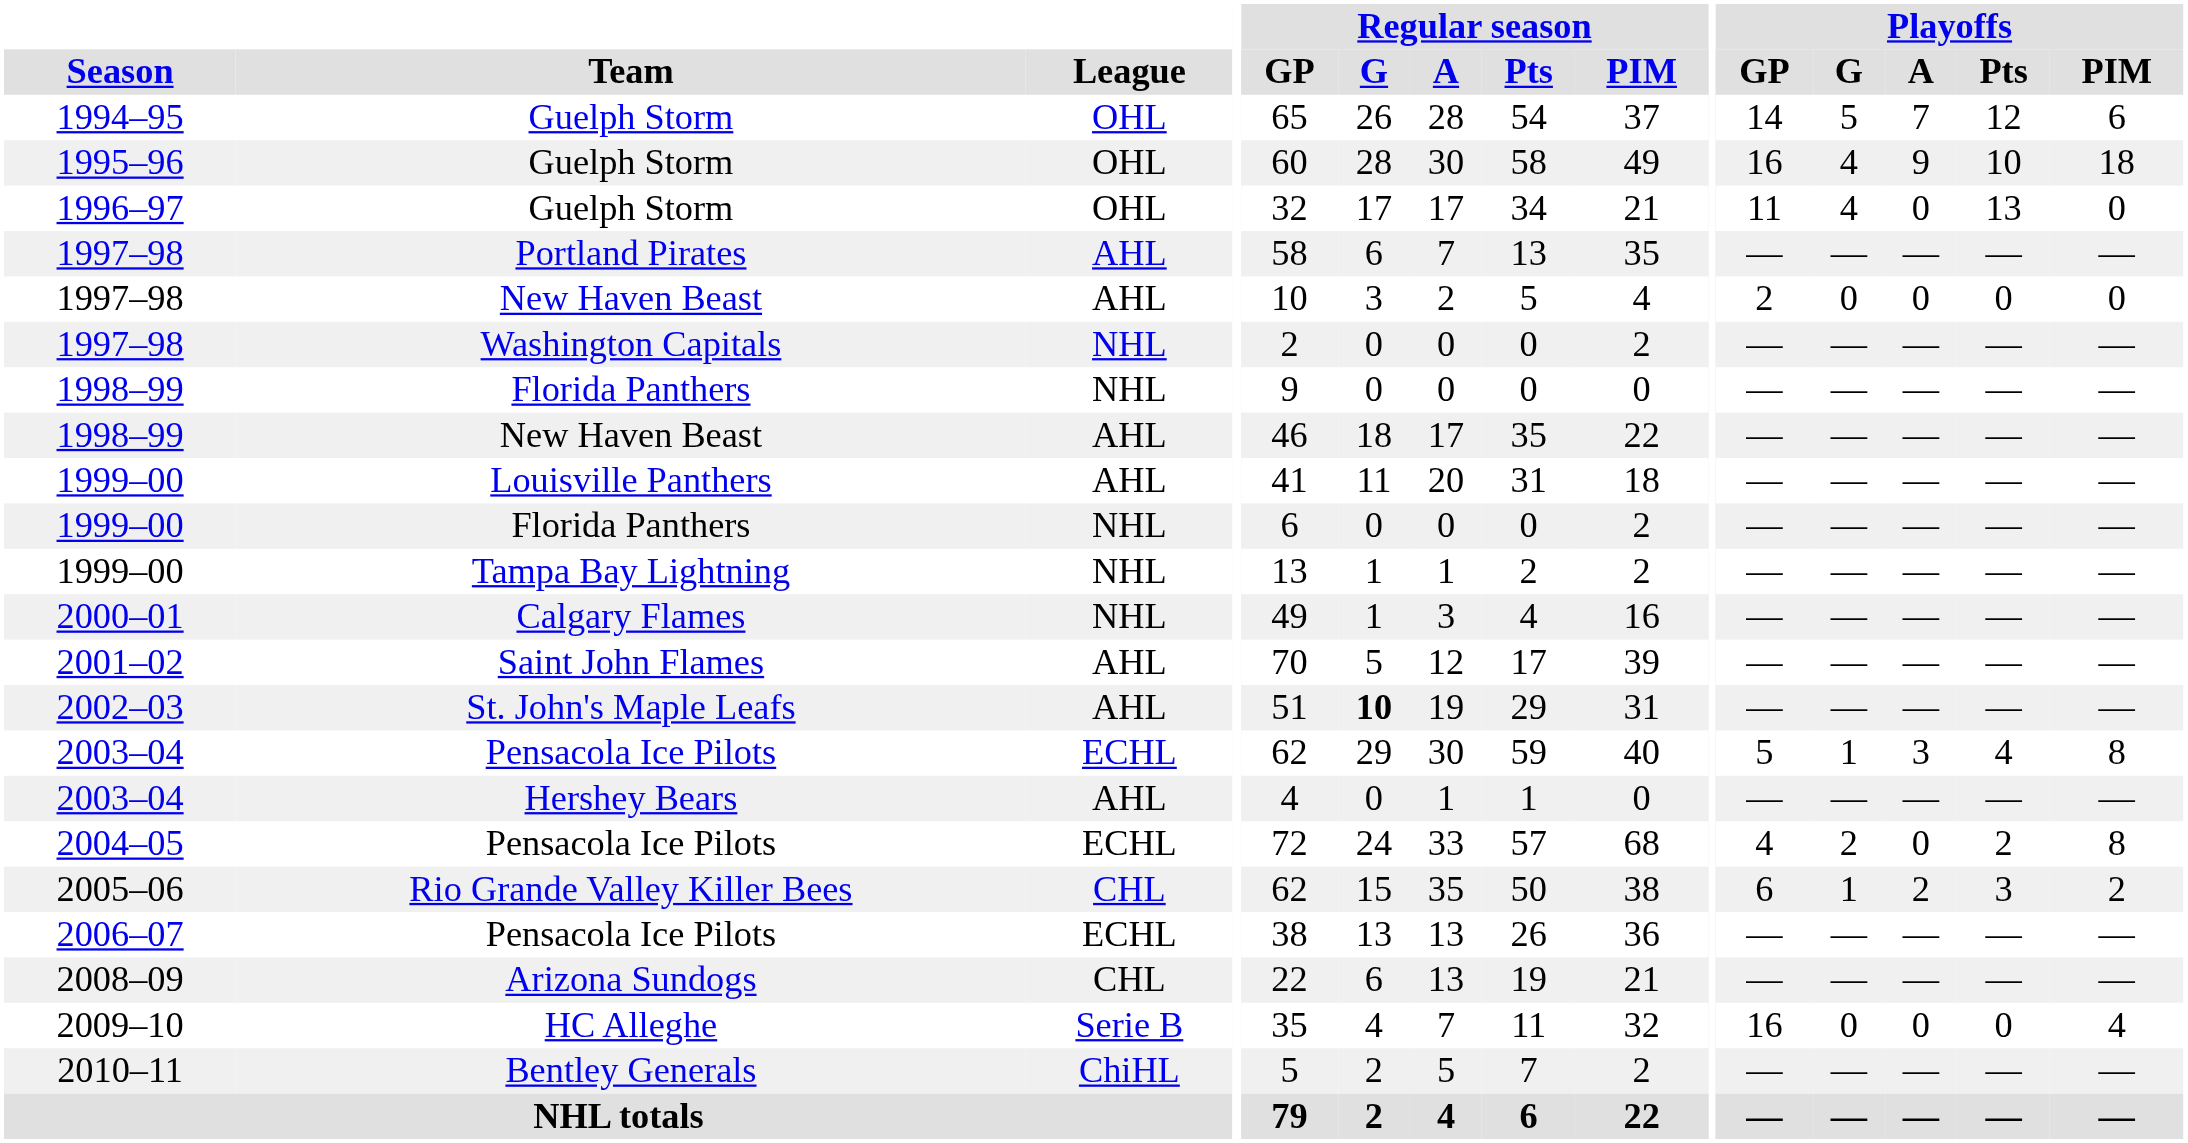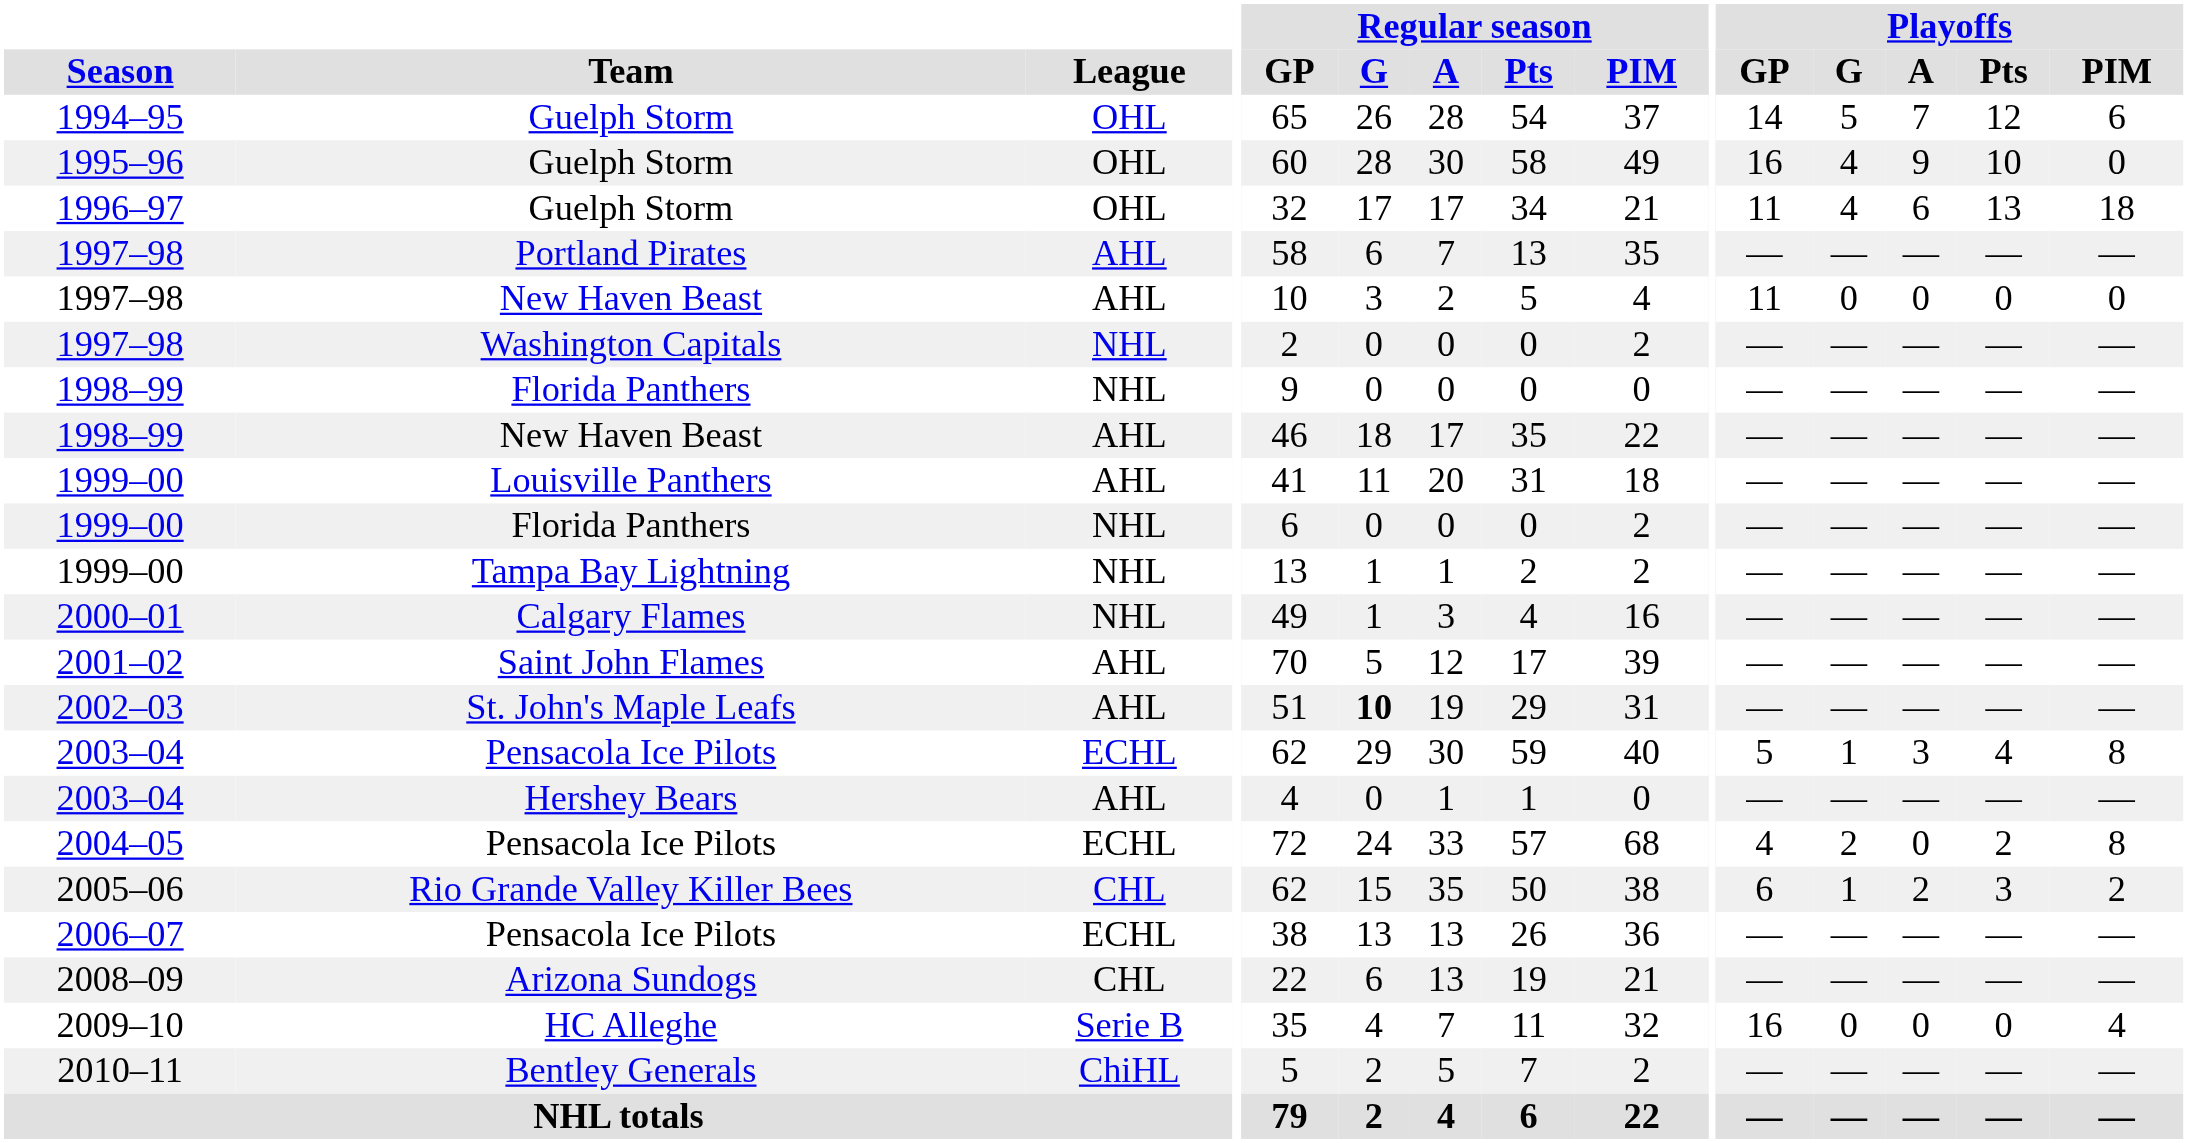(2117, 162) 18 -> (2117, 162) 0
(1921, 207) 0 -> (1921, 207) 6
(2117, 207) 0 -> (2117, 207) 18
(1764, 298) 2 -> (1764, 298) 11
